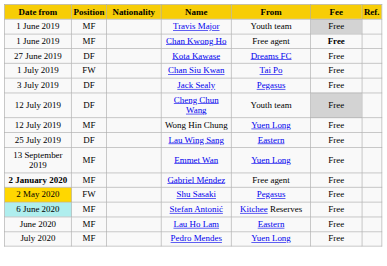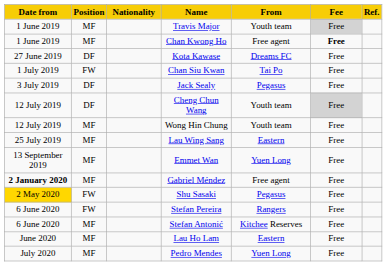(271, 125) Yuen Long -> (271, 125) Youth team
(89, 140) DF -> (89, 140) MF
+ row: (196, 210)
(38, 210) paleturquoise background -> (38, 224) no background
